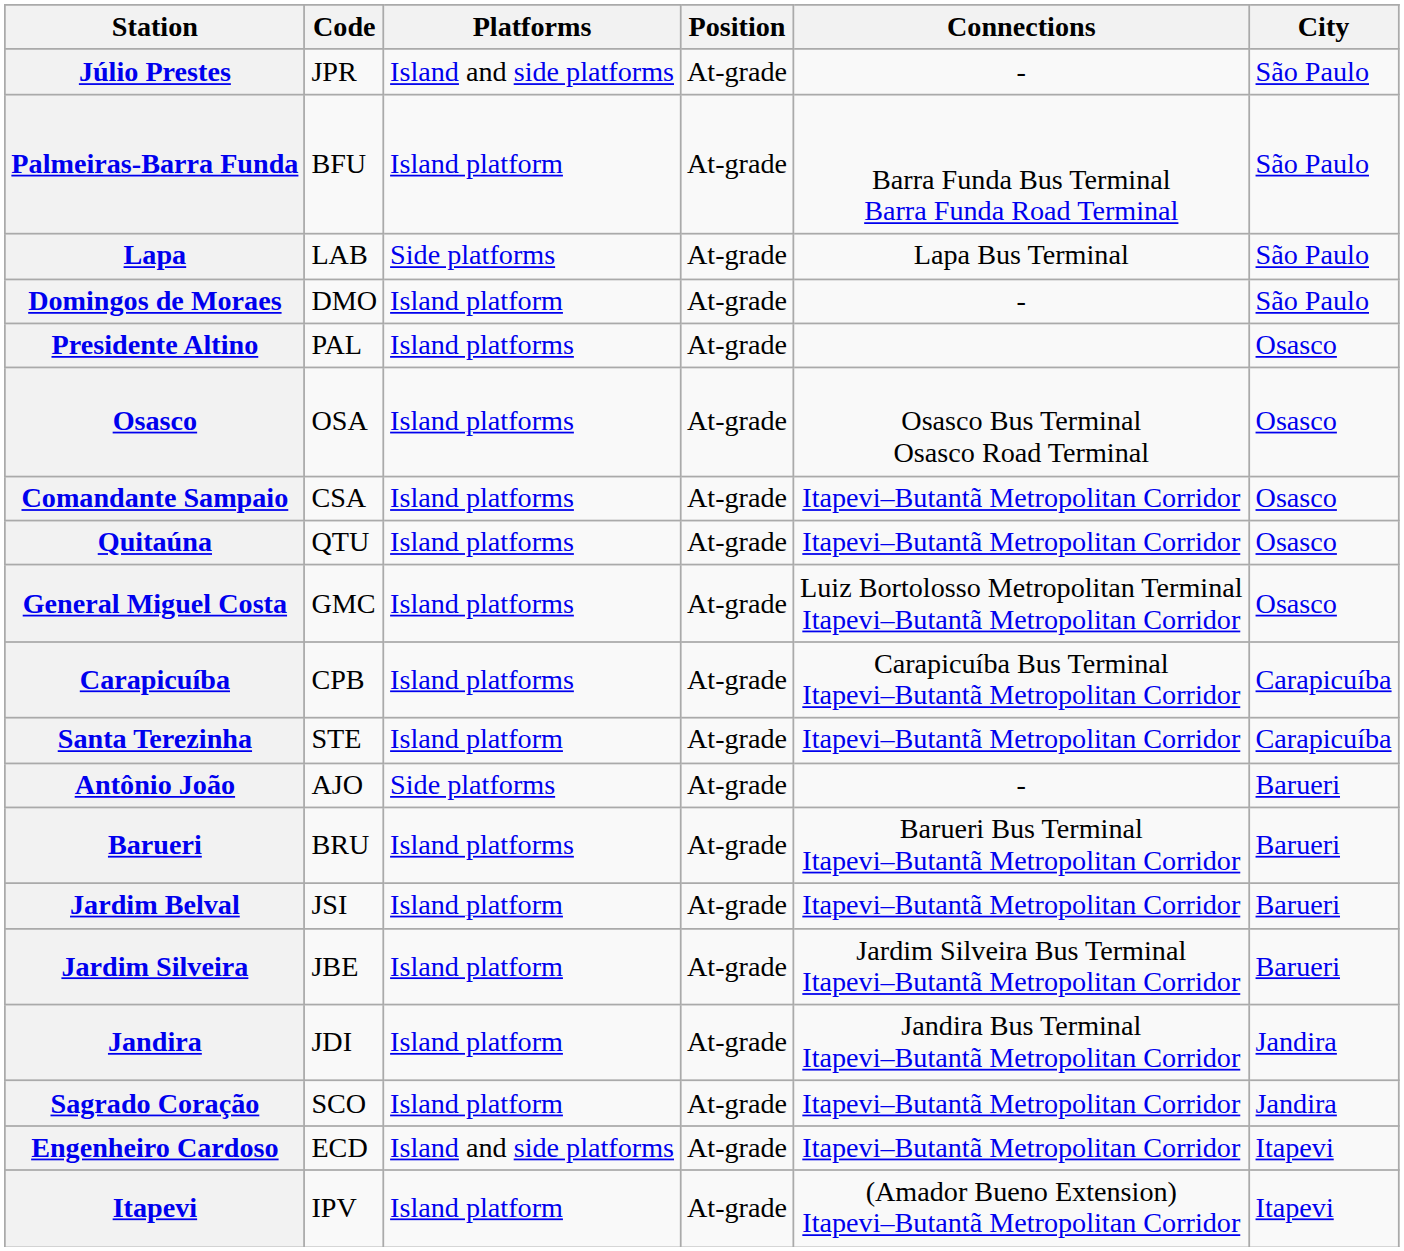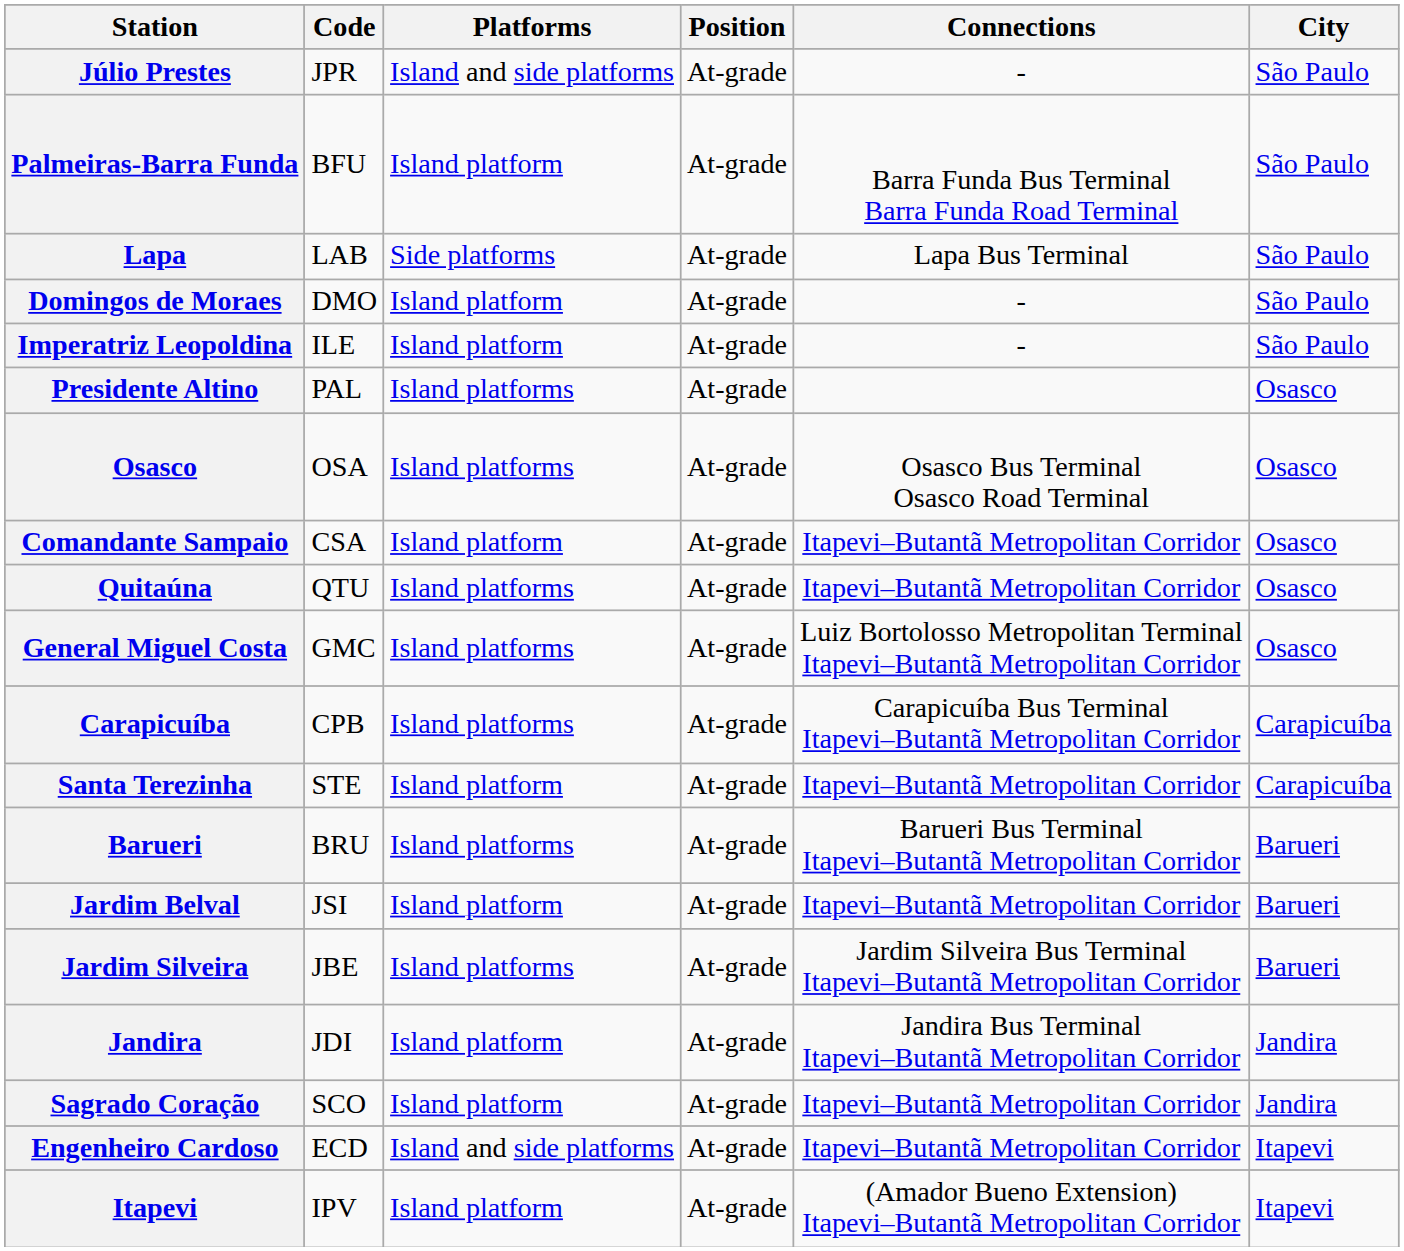+ row: (155, 345)
(482, 497) Island platforms -> (477, 542) Island platform
- row: (155, 784)
(477, 966) Island platform -> (482, 966) Island platforms
